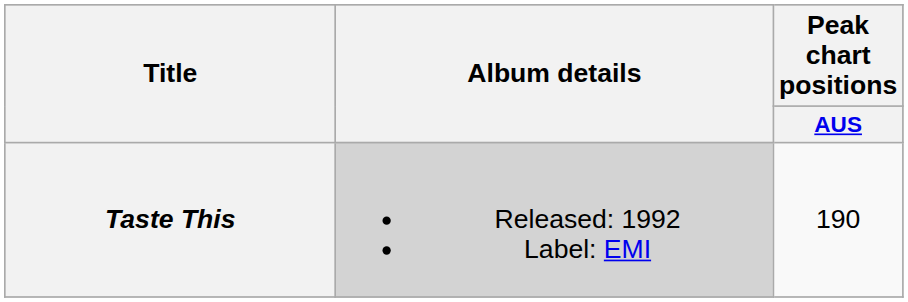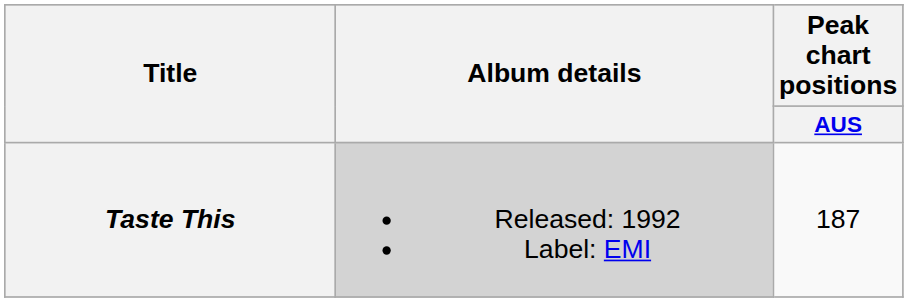(838, 219) 190 -> (838, 219) 187
